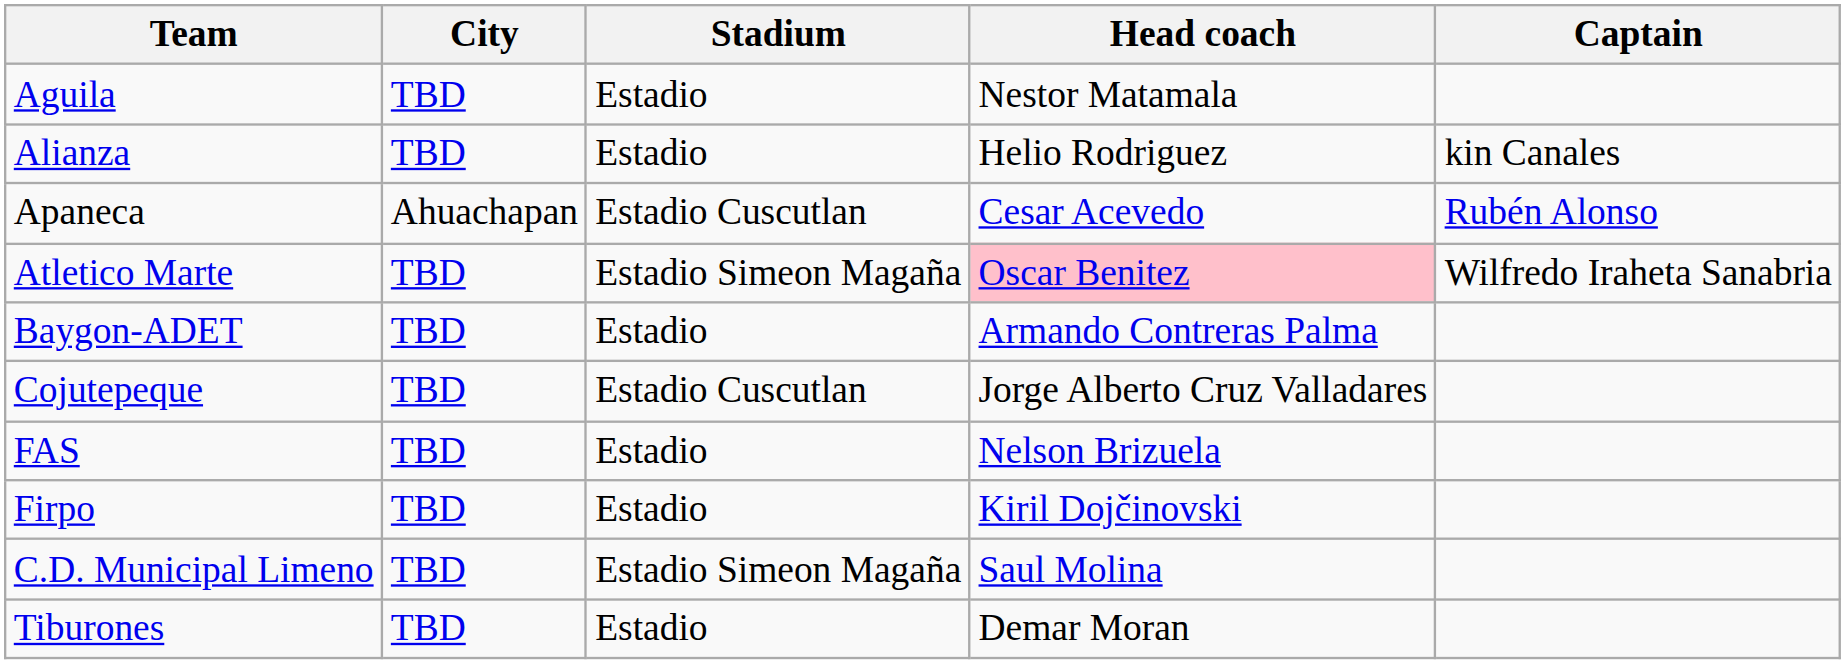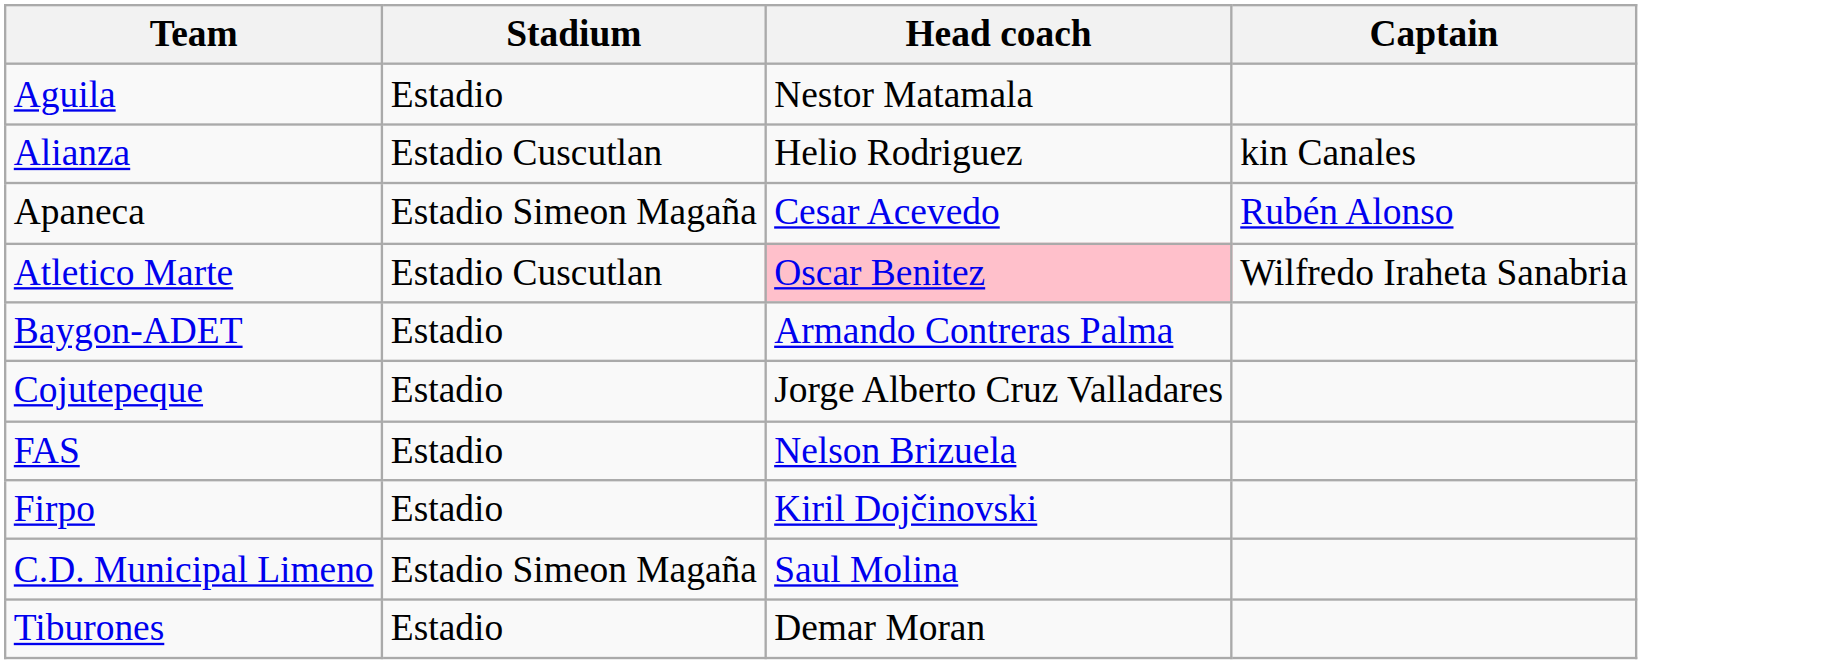- column: (484, 34)
(651, 152) Estadio -> (527, 152) Estadio Cuscutlan
(731, 212) Estadio Cuscutlan -> (574, 212) Estadio Simeon Magaña
(778, 271) Estadio Simeon Magaña -> (527, 271) Estadio Cuscutlan
(731, 390) Estadio Cuscutlan -> (447, 390) Estadio
